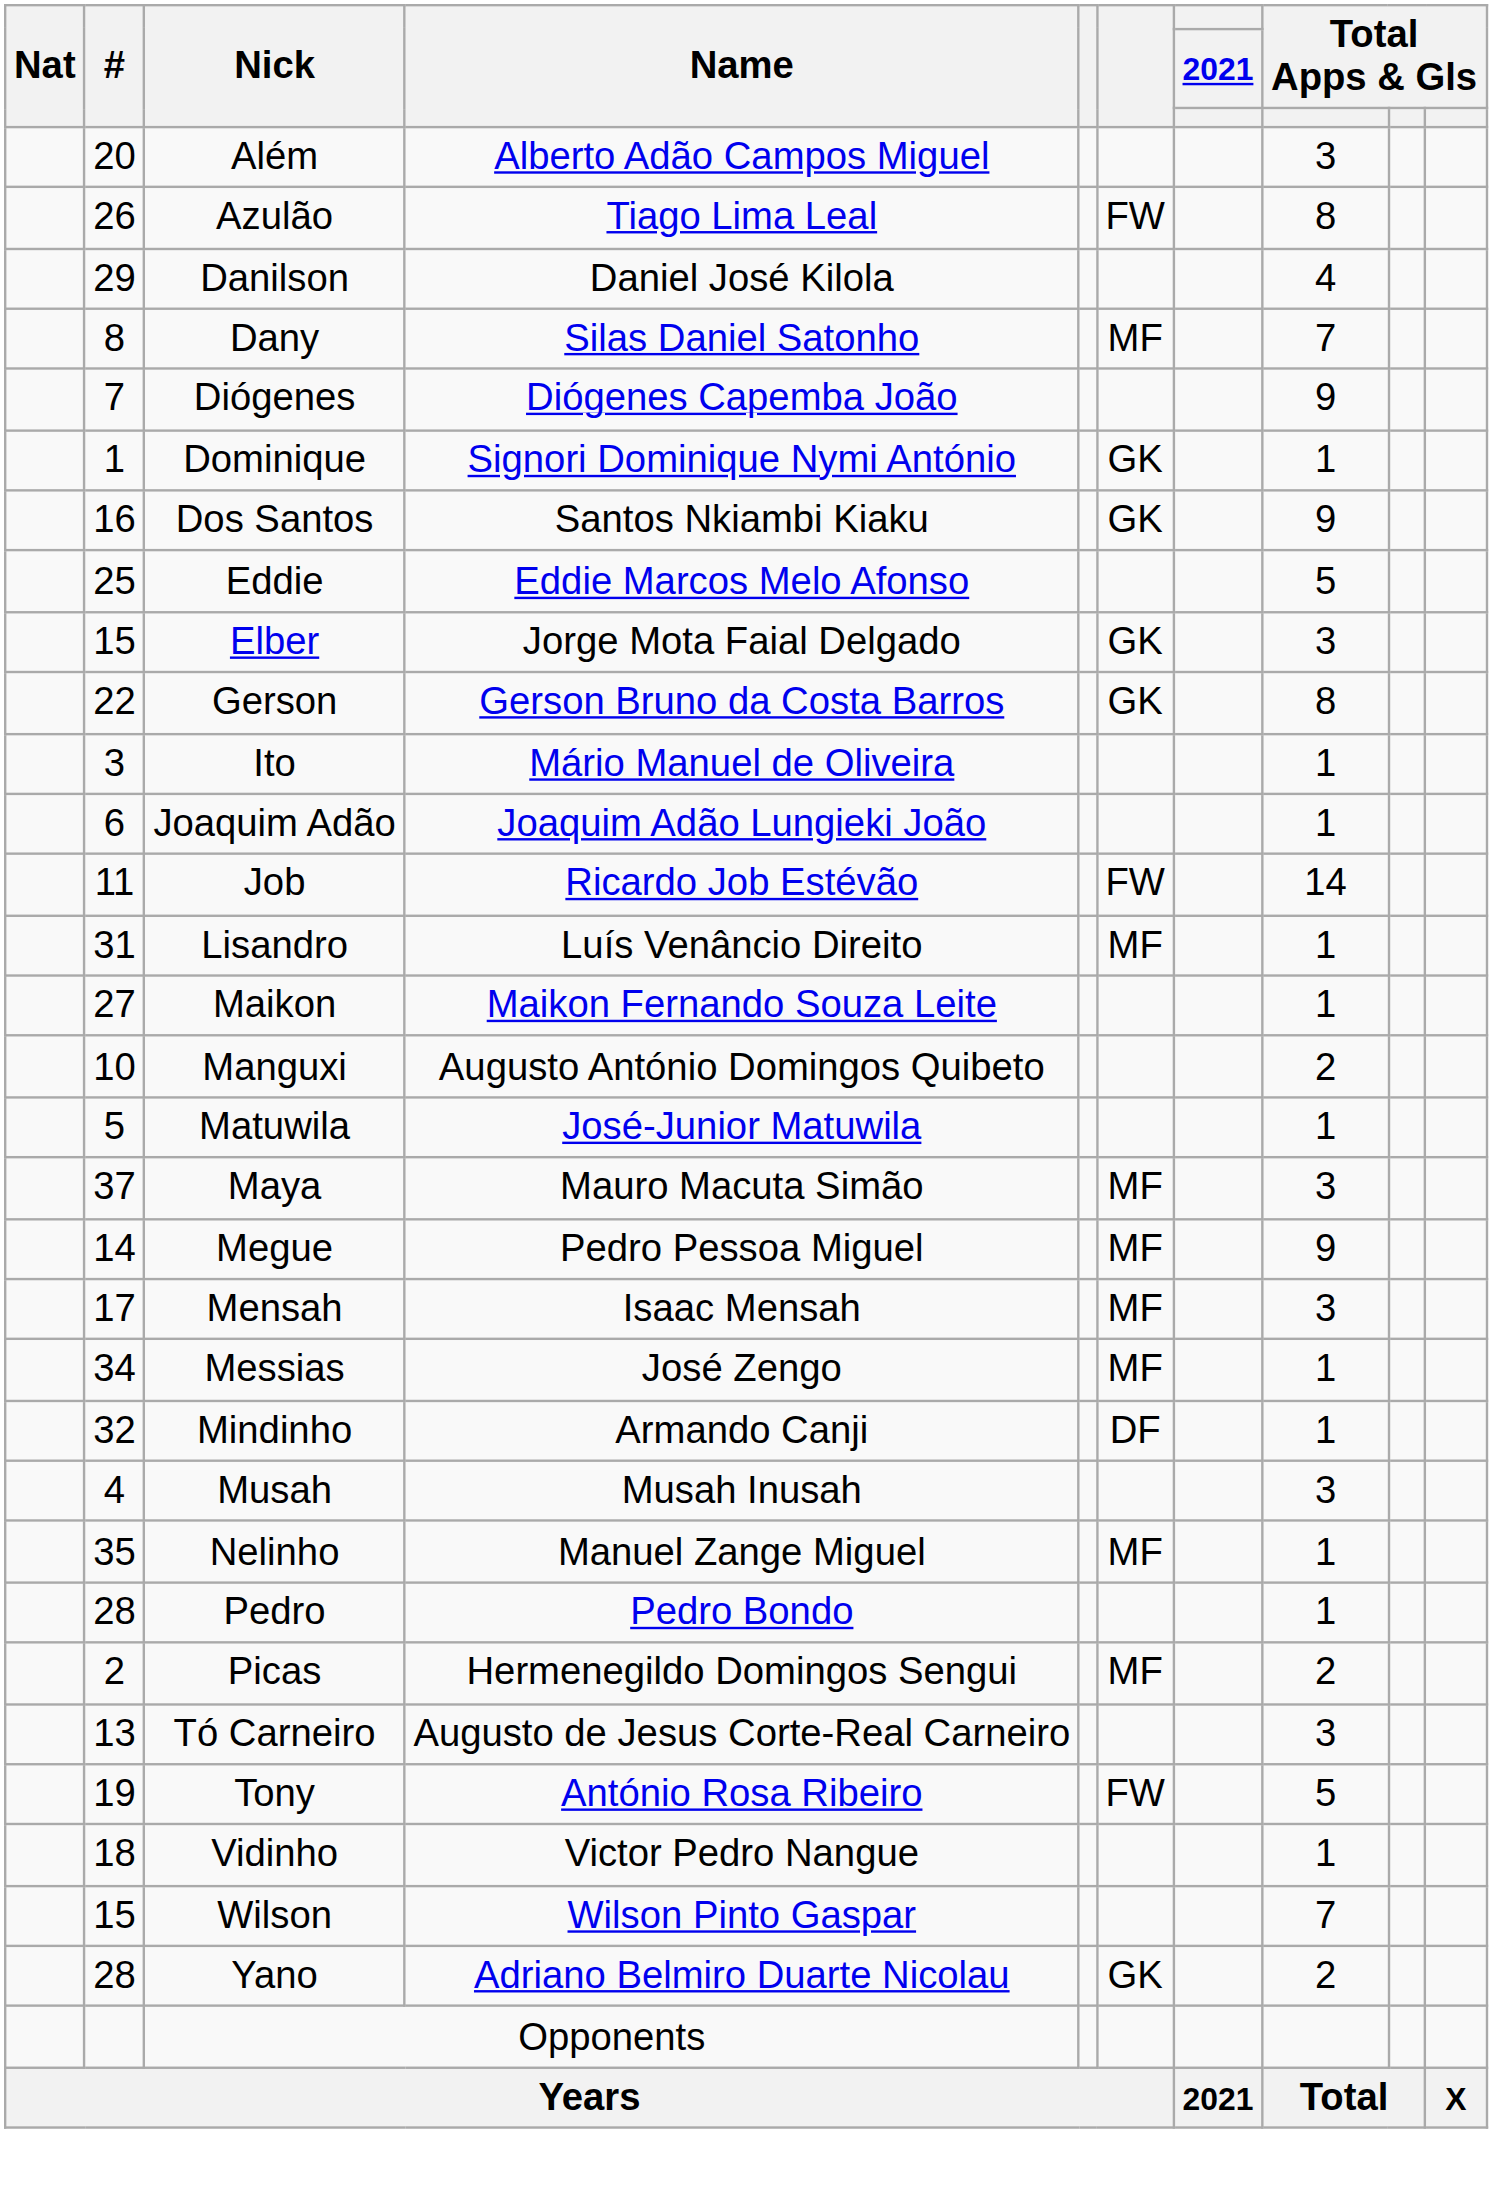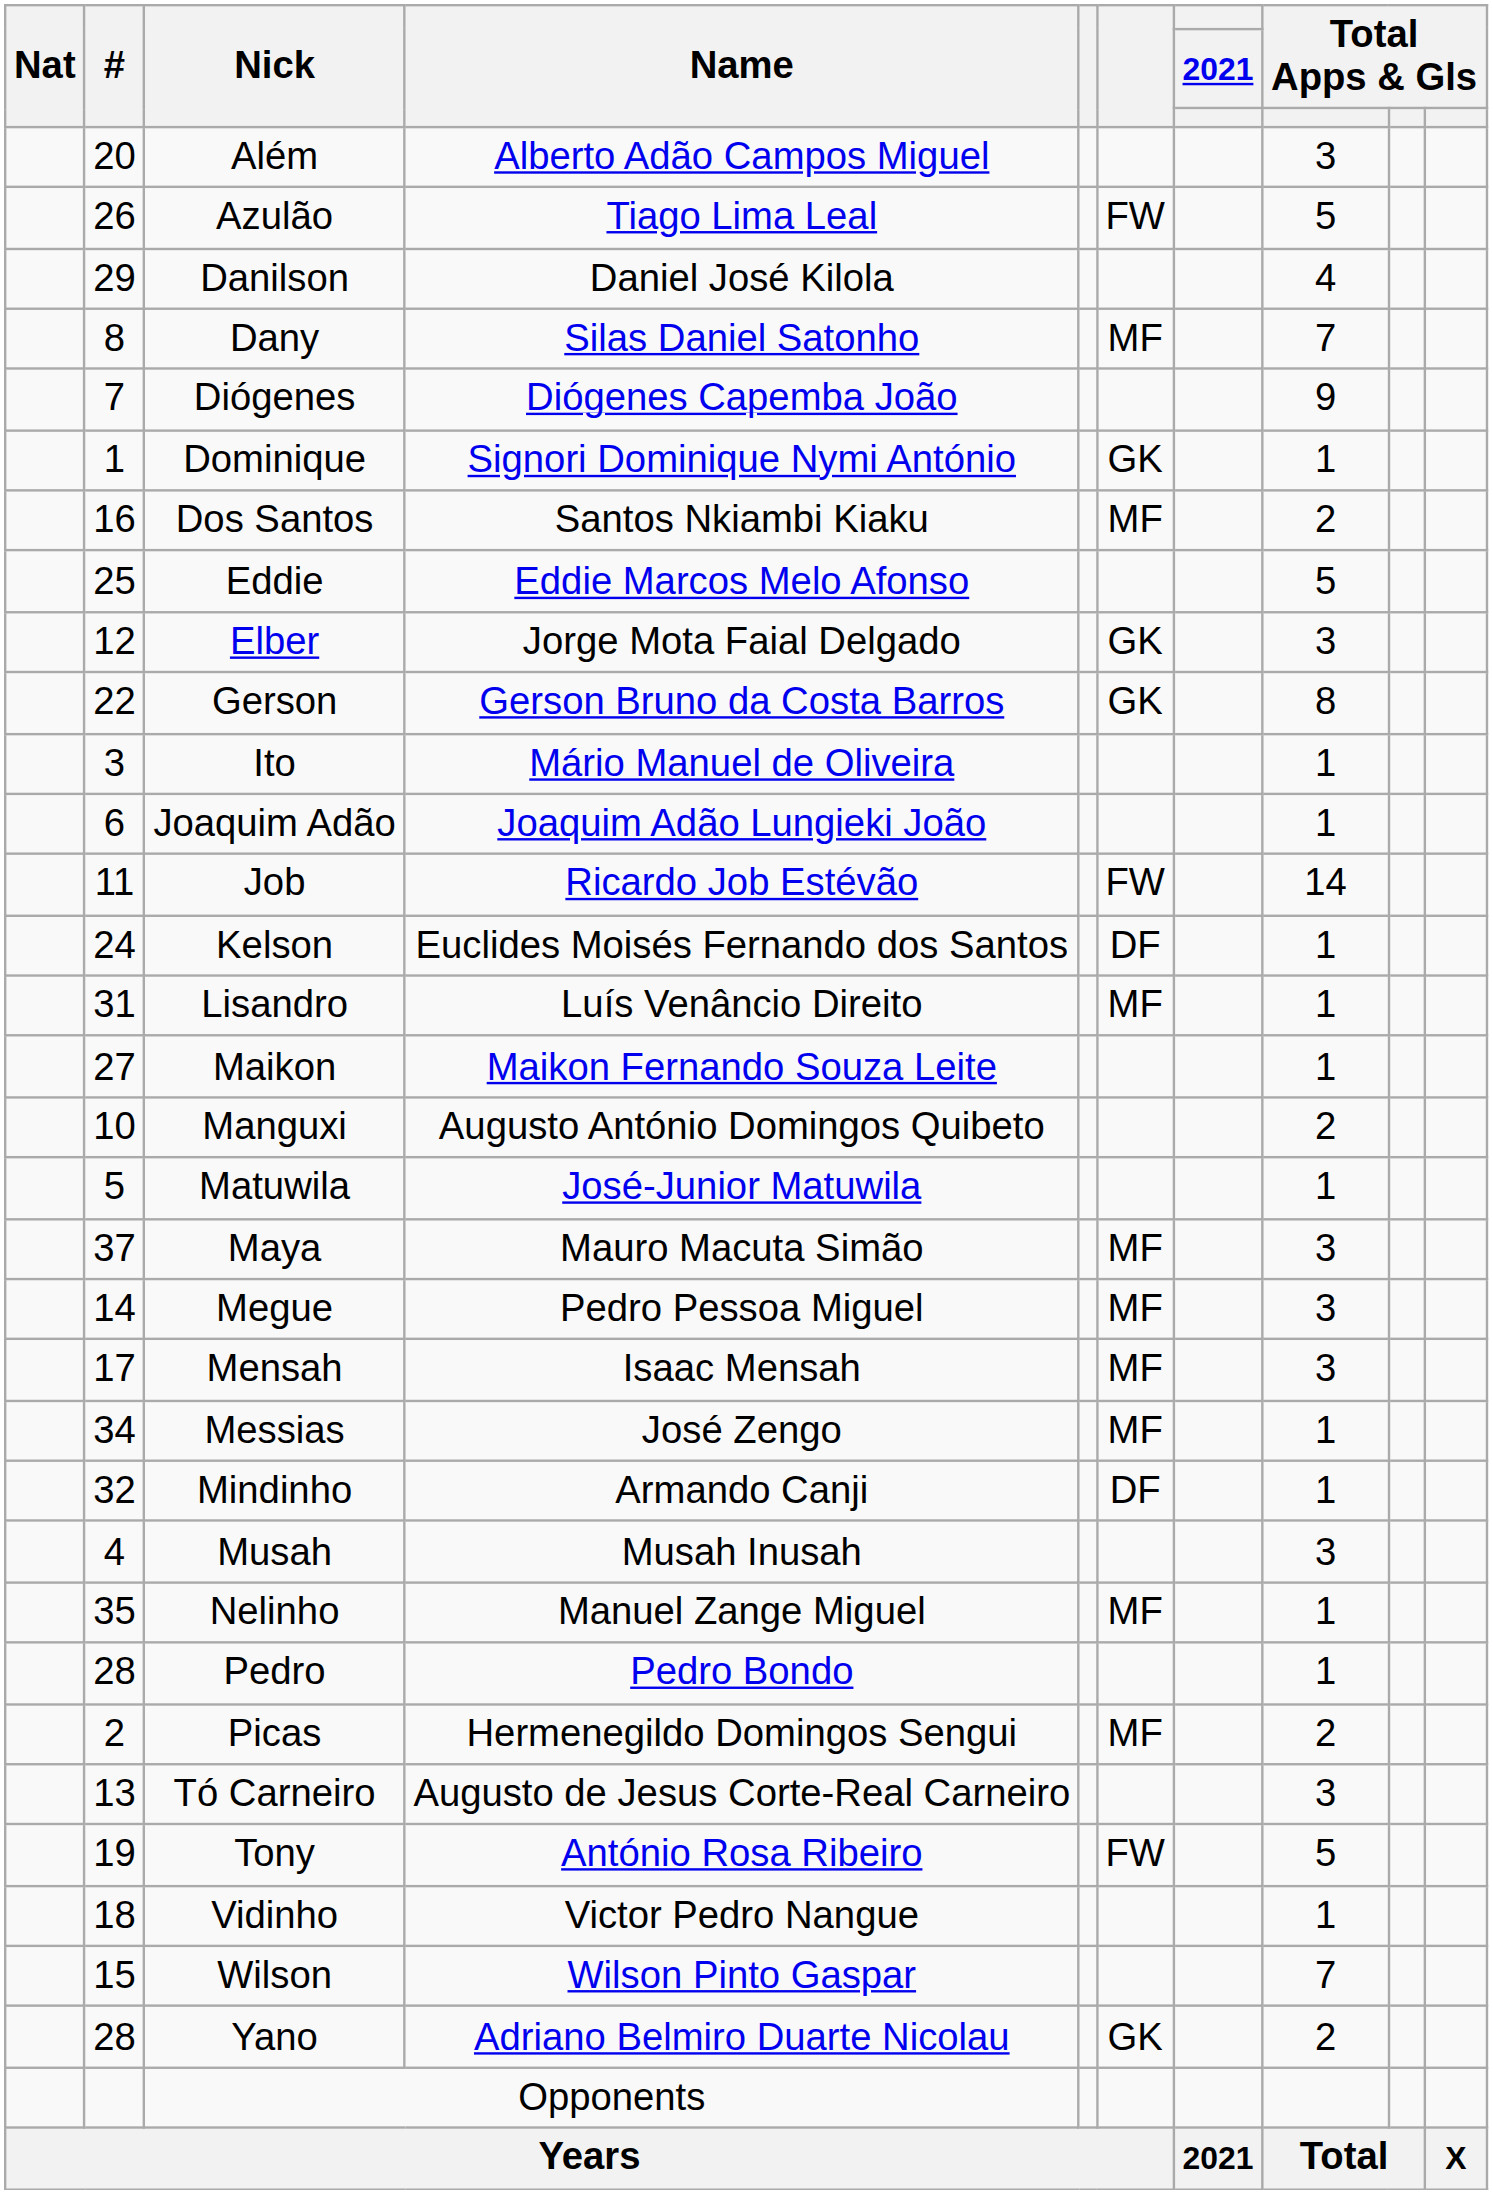(1326, 216) 8 -> (1326, 216) 5
(1135, 519) GK -> (1135, 519) MF
(1326, 519) 9 -> (1326, 519) 2
(115, 641) 15 -> (115, 641) 12
+ row: (275, 944)
(1326, 1247) 9 -> (1326, 1308) 3
